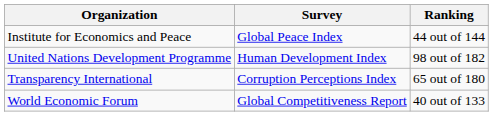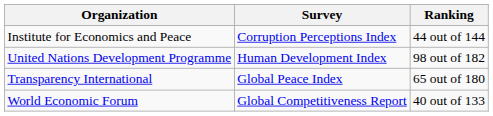(290, 36) Global Peace Index -> (317, 36) Corruption Perceptions Index
(317, 79) Corruption Perceptions Index -> (290, 79) Global Peace Index
